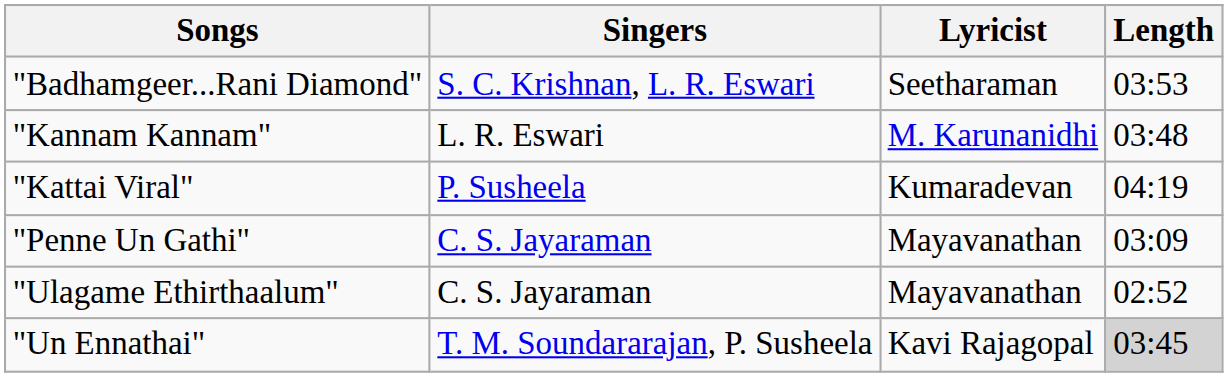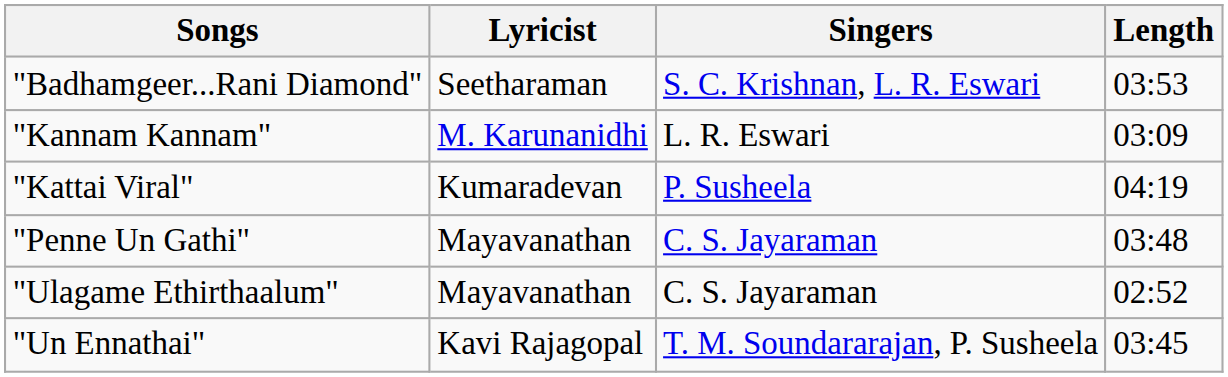columns swapped: (993, 30) <-> (655, 30)
(1151, 135) 03:48 -> (1151, 135) 03:09
(1151, 239) 03:09 -> (1151, 239) 03:48
(1151, 344) lightgrey background -> (1151, 344) no background
